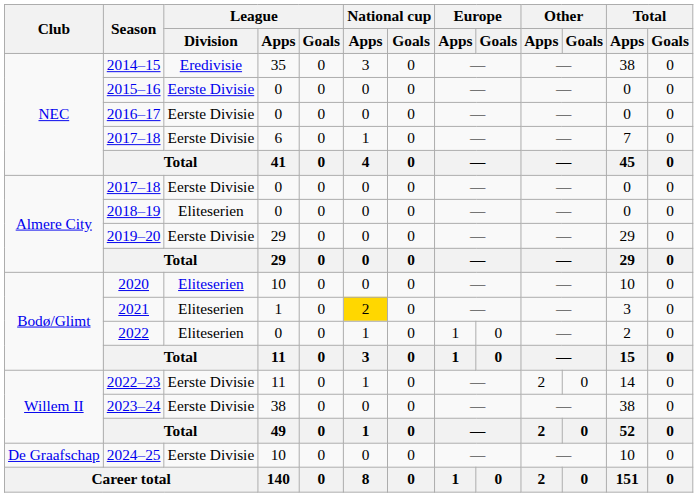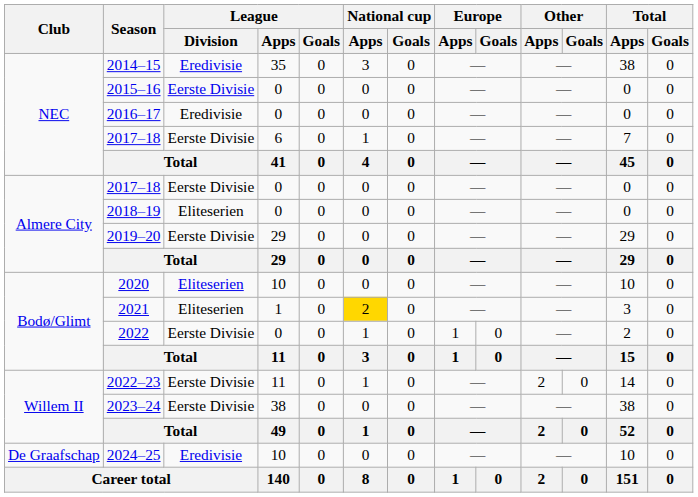(211, 114) Eerste Divisie -> (211, 114) Eredivisie
(211, 333) Eliteserien -> (211, 333) Eerste Divisie
(211, 455) Eerste Divisie -> (211, 455) Eredivisie
